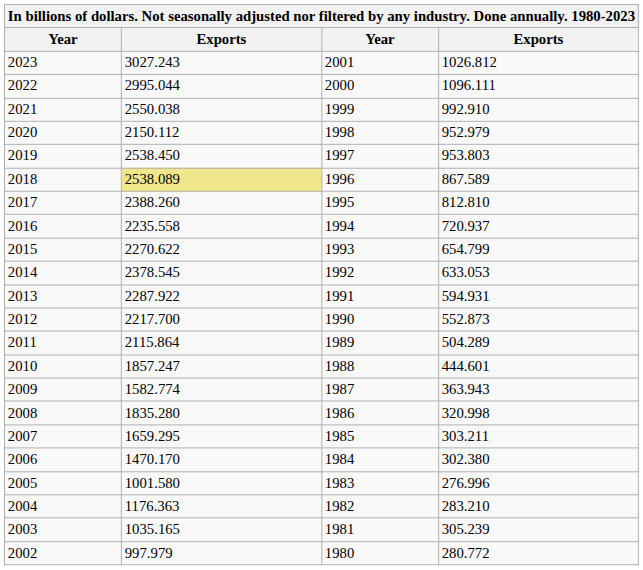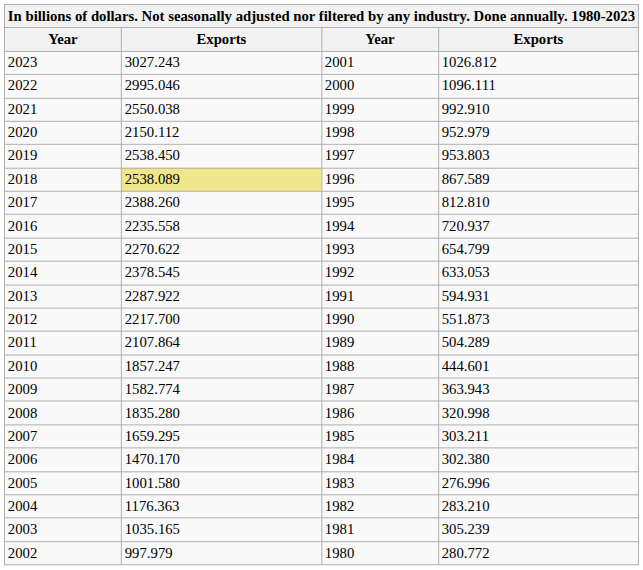(152, 86) 2995.044 -> (152, 86) 2995.046
(466, 319) 552.873 -> (466, 319) 551.873
(152, 343) 2115.864 -> (152, 343) 2107.864
